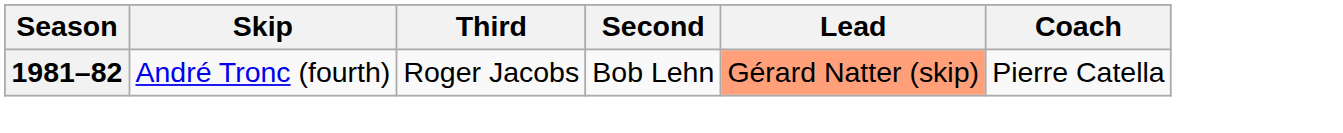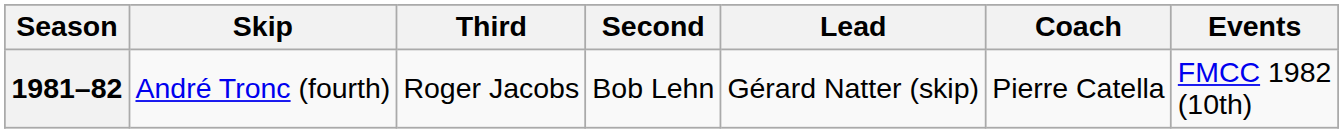+ column: (1255, 27)
(853, 72) lightsalmon background -> (853, 88) no background
